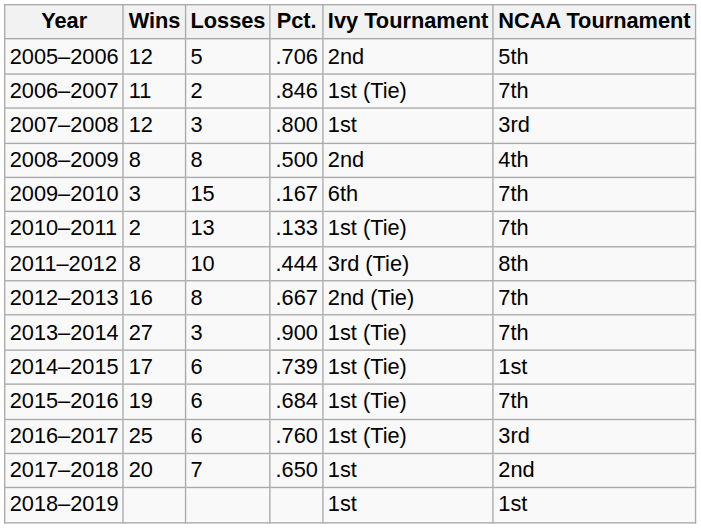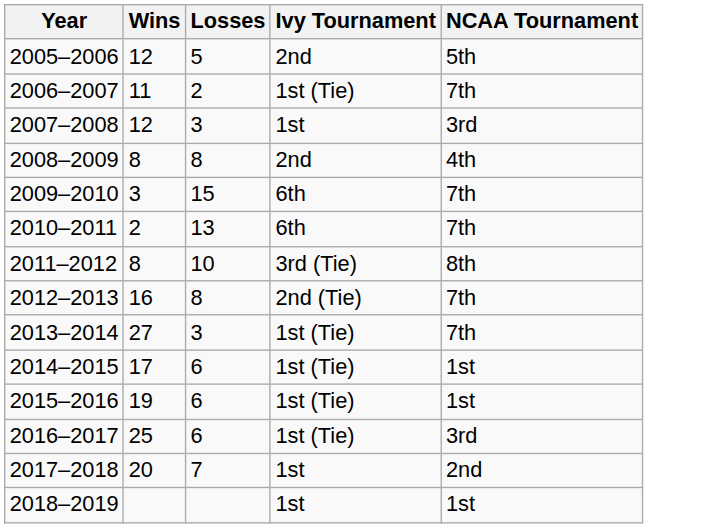- column: (297, 21)
(367, 228) 1st (Tie) -> (291, 228) 6th
(513, 401) 7th -> (460, 401) 1st
